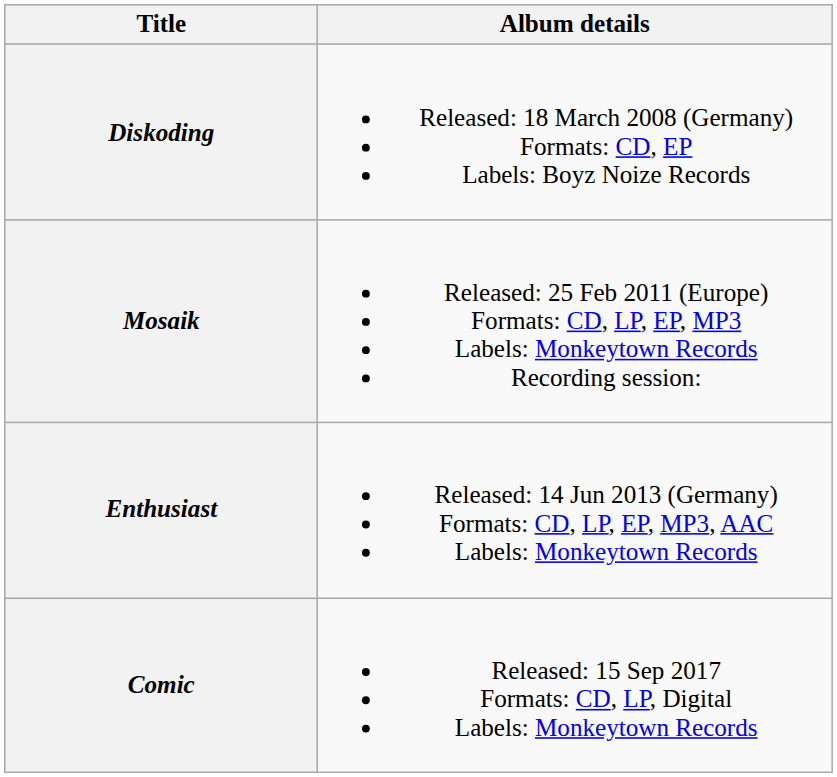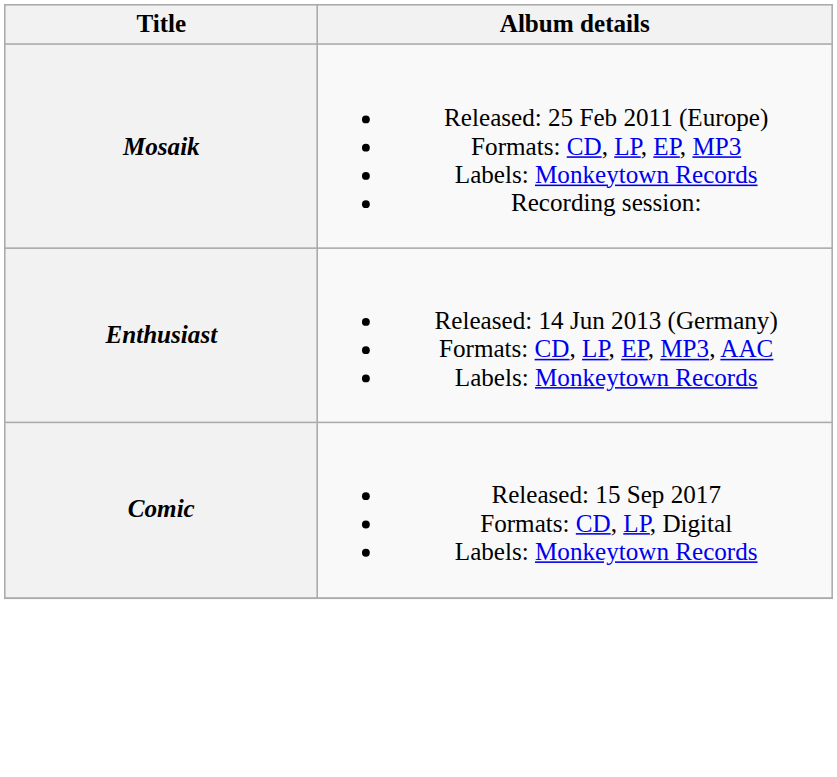- row: (161, 131)
